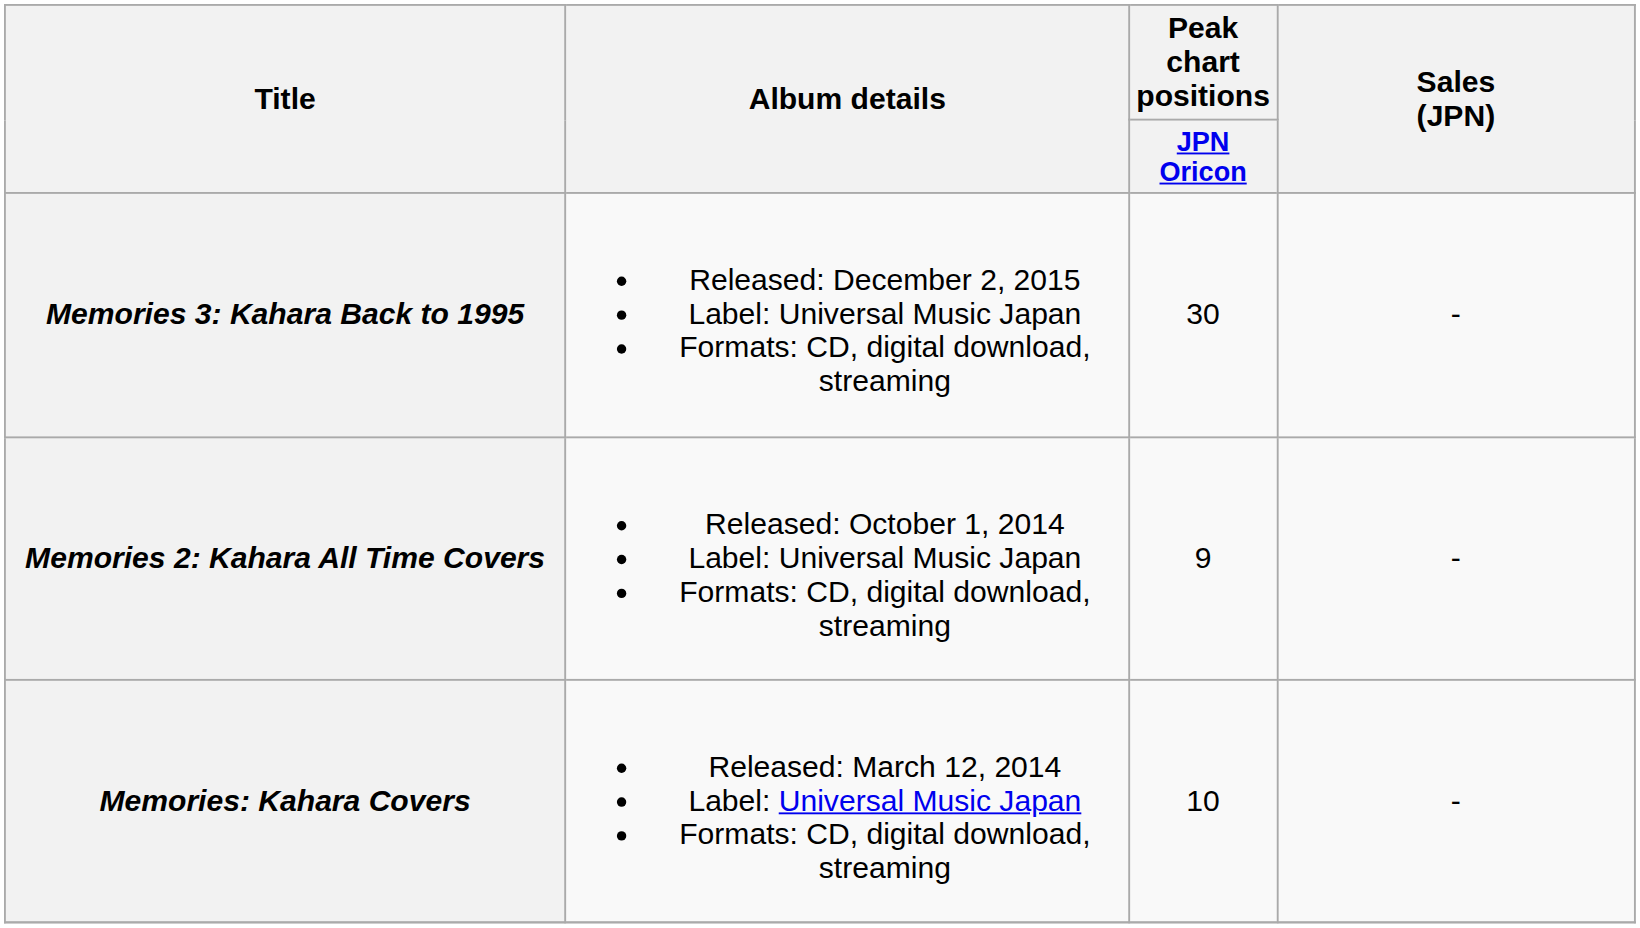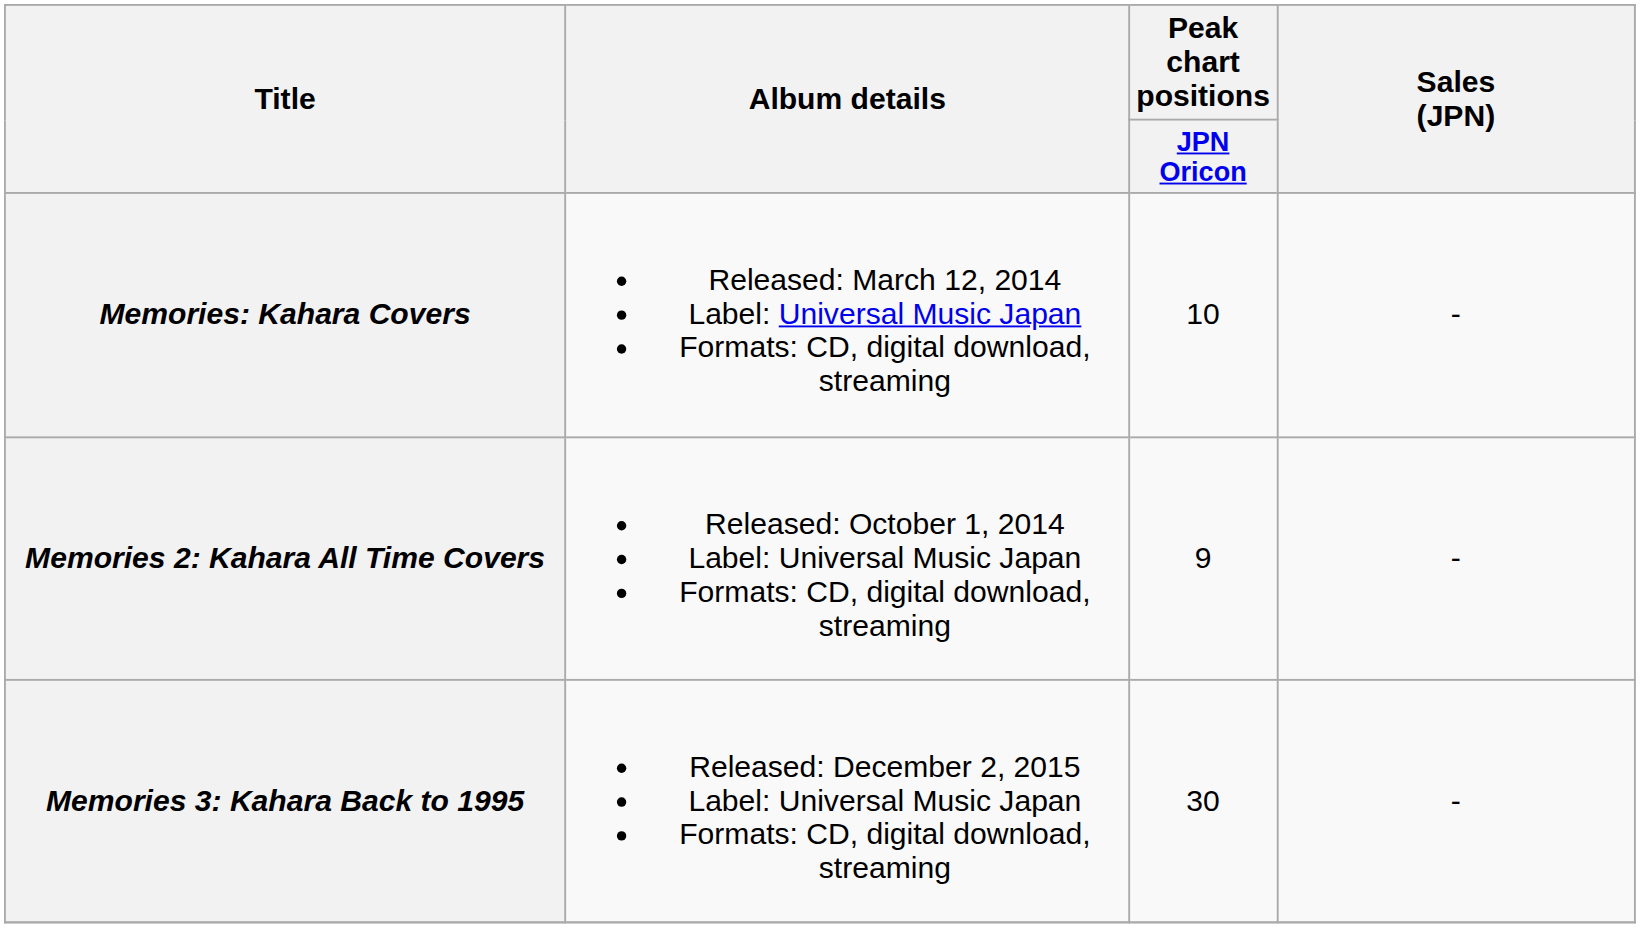rows swapped: (285, 800) <-> (285, 314)
